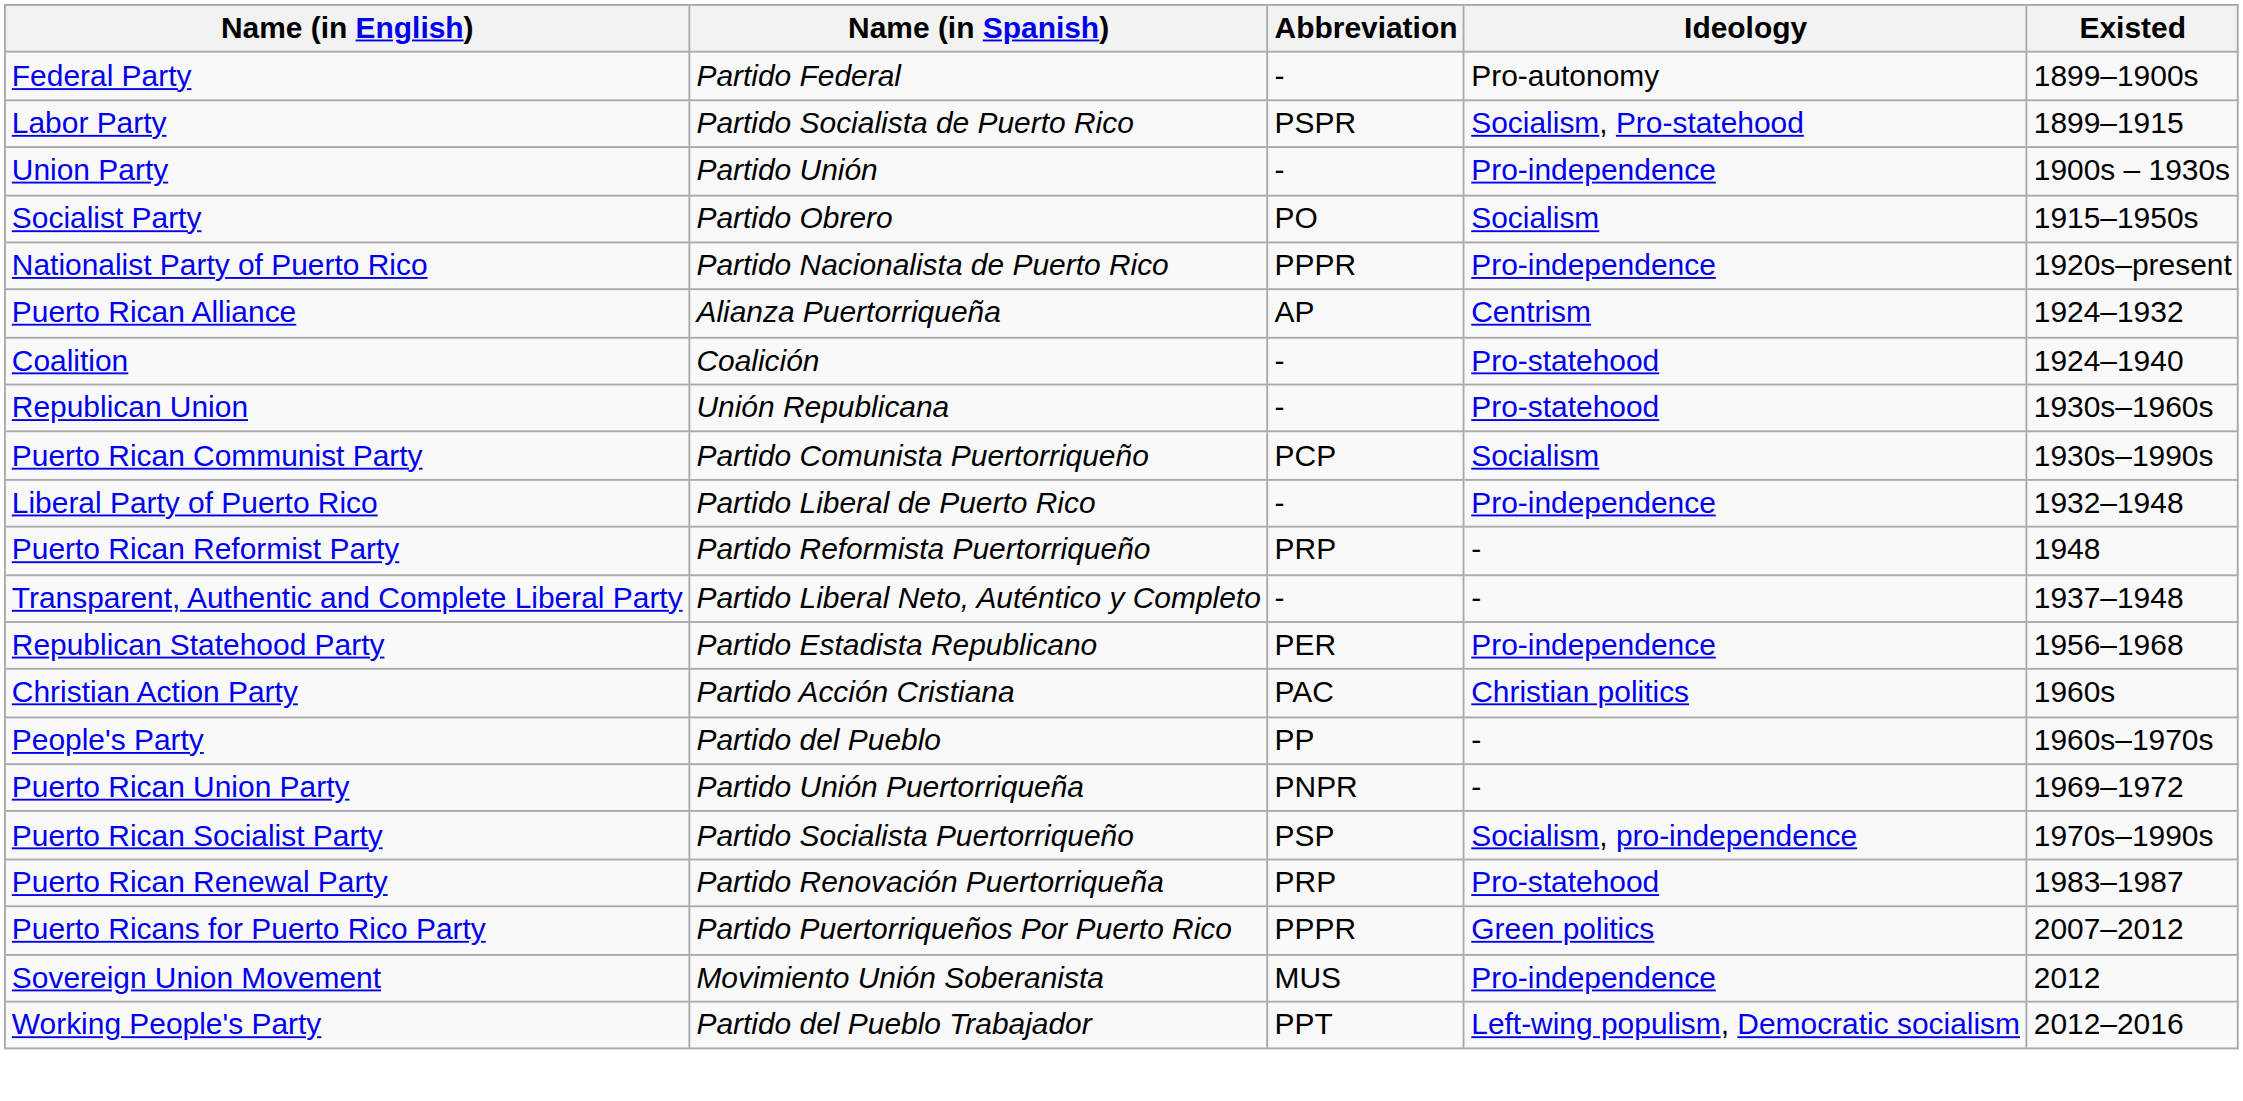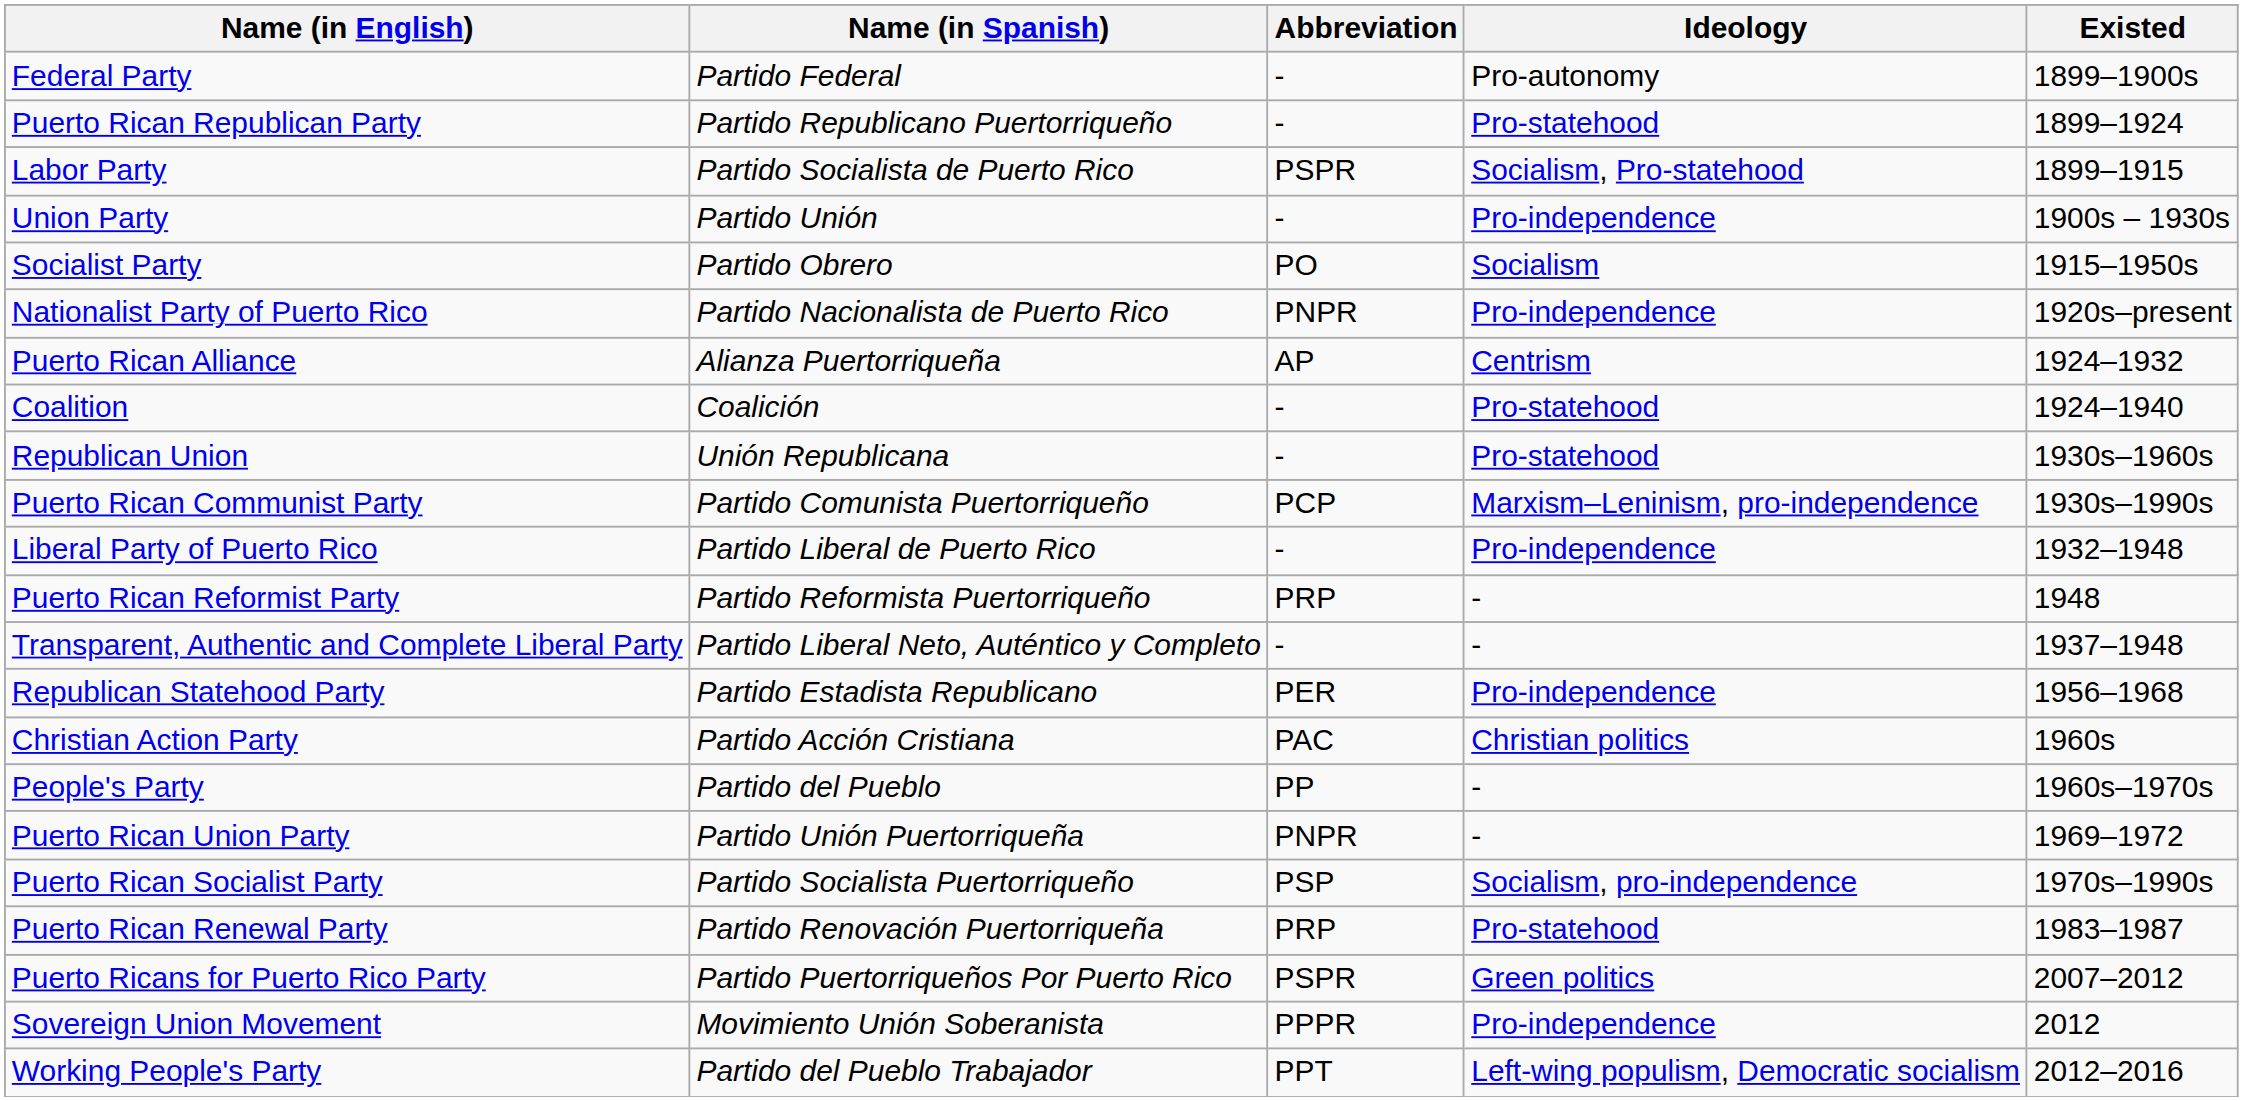+ row: (216, 123)
(1315, 265) PPPR -> (1316, 312) PNPR
(1535, 455) Socialism -> (1725, 502) Marxism–Leninism, pro-independence
(1315, 929) PPPR -> (1315, 977) PSPR
(1308, 977) MUS -> (1315, 1024) PPPR
